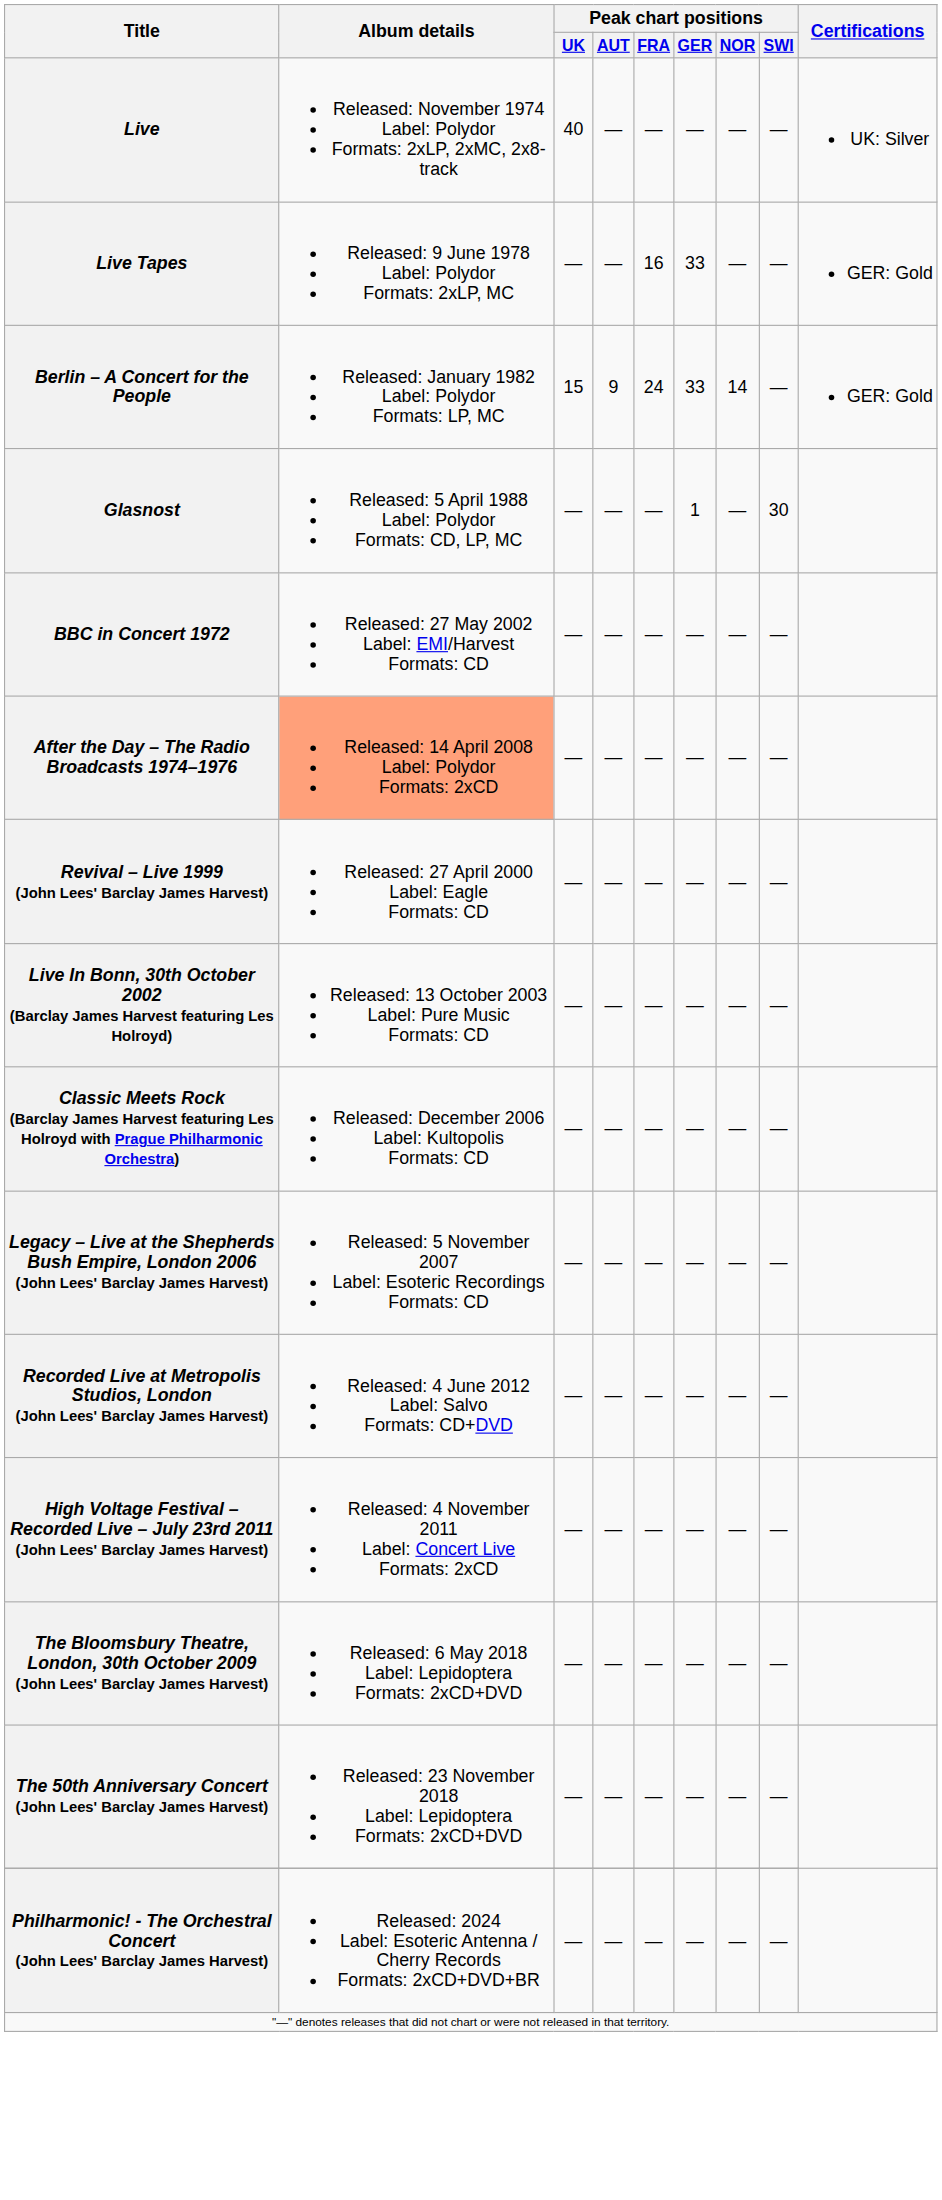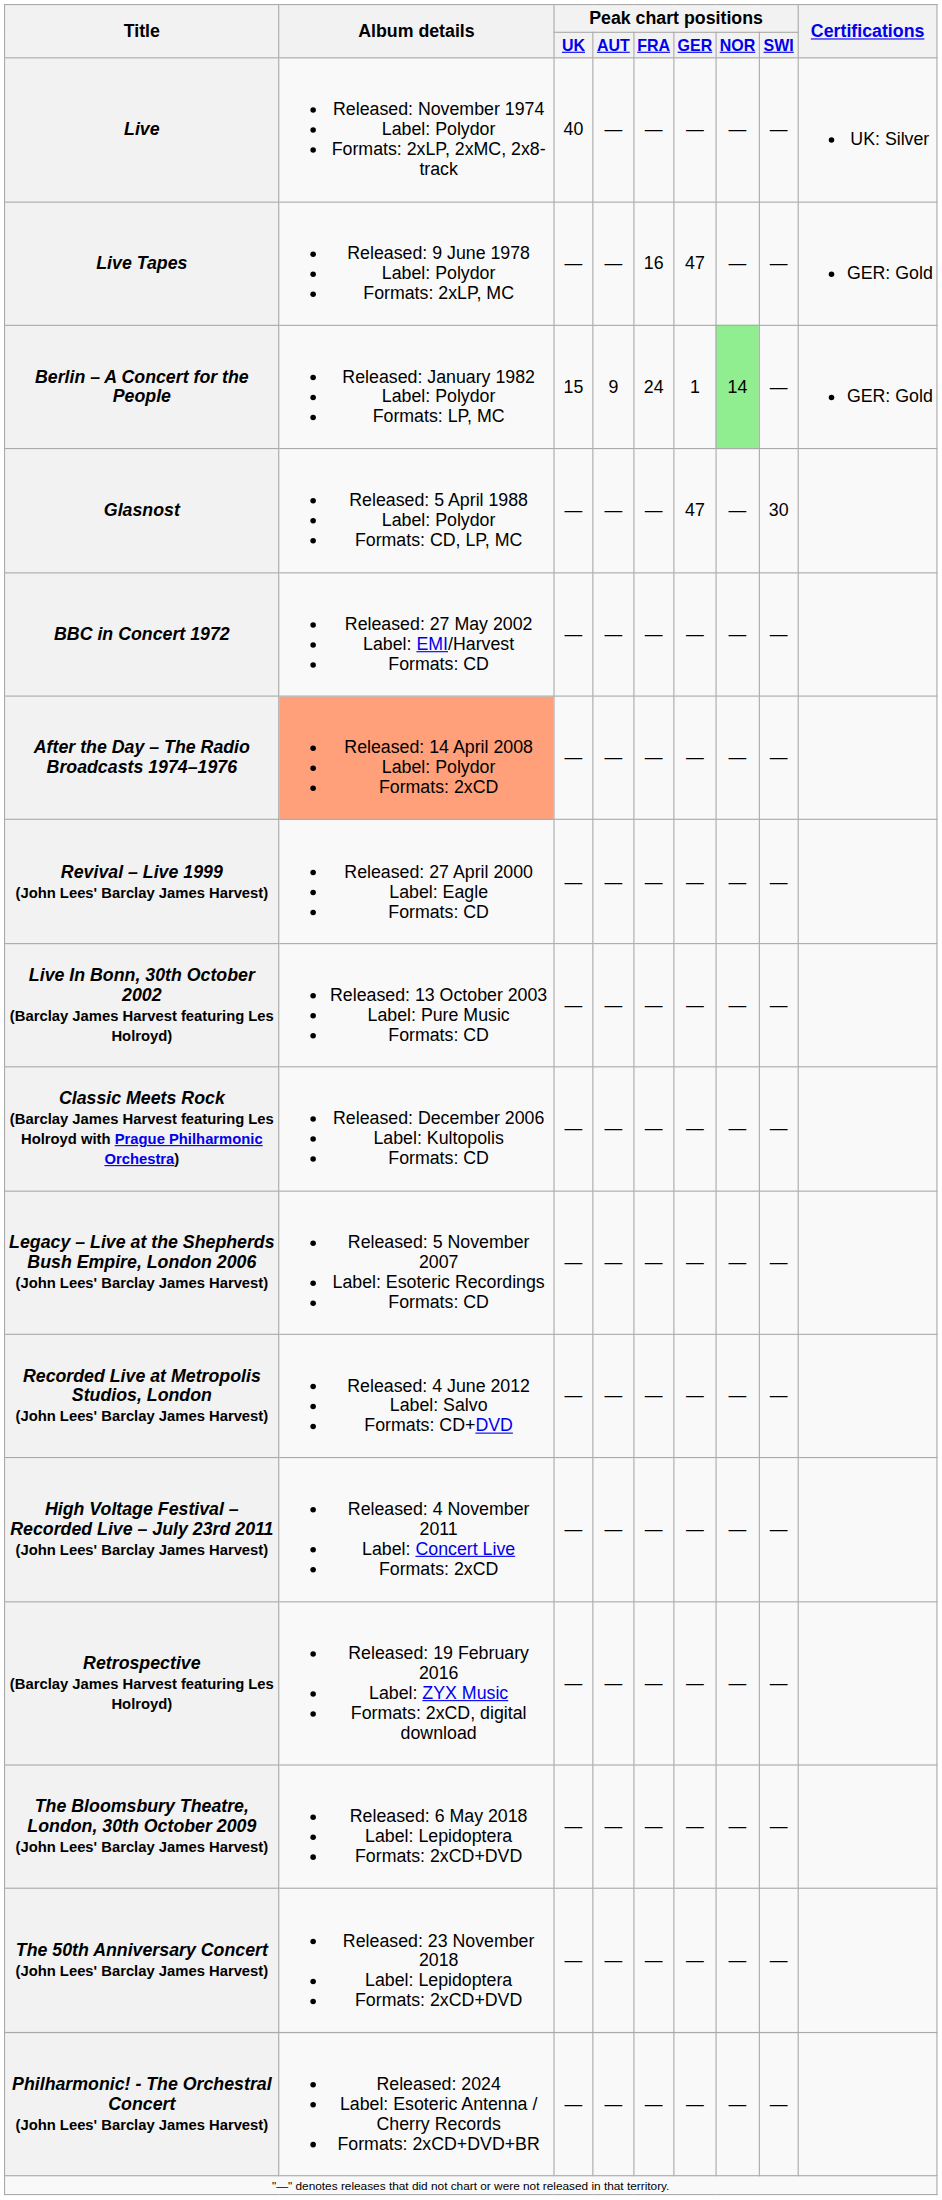(695, 263) 33 -> (695, 263) 47
(695, 386) 33 -> (695, 386) 1
(737, 386) no background -> (737, 386) lightgreen background
(695, 510) 1 -> (695, 510) 47
+ row: (142, 1683)
